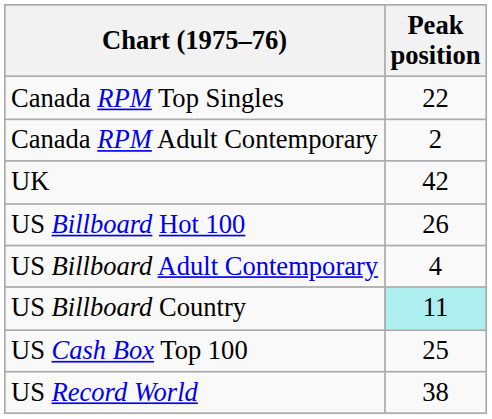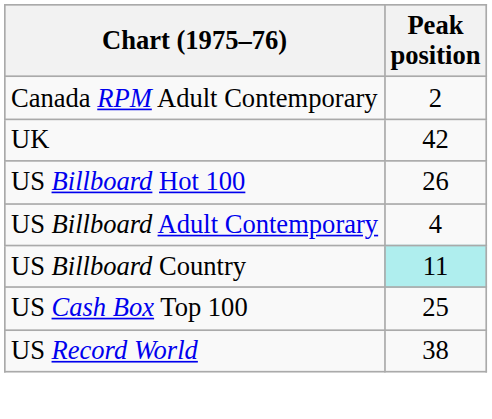- row: (147, 97)
